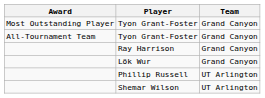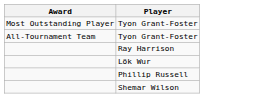- column: (230, 11)
